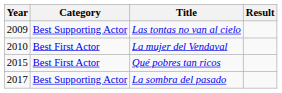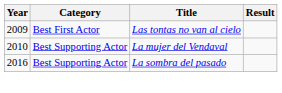(80, 29) Best Supporting Actor -> (66, 29) Best First Actor
(66, 46) Best First Actor -> (80, 46) Best Supporting Actor
- row: (176, 63)
(17, 79) 2017 -> (17, 63) 2016
